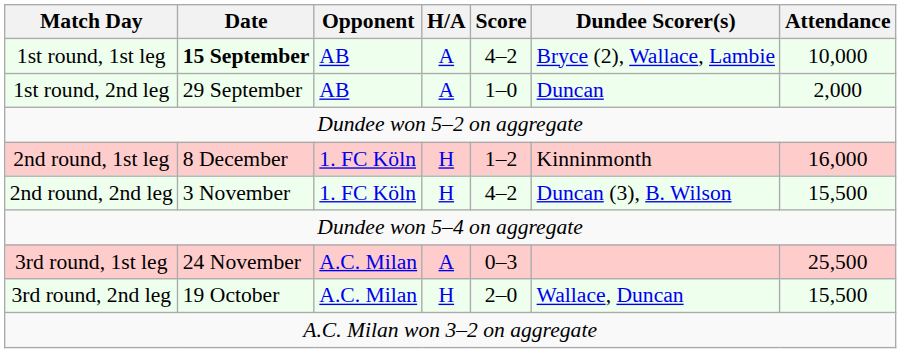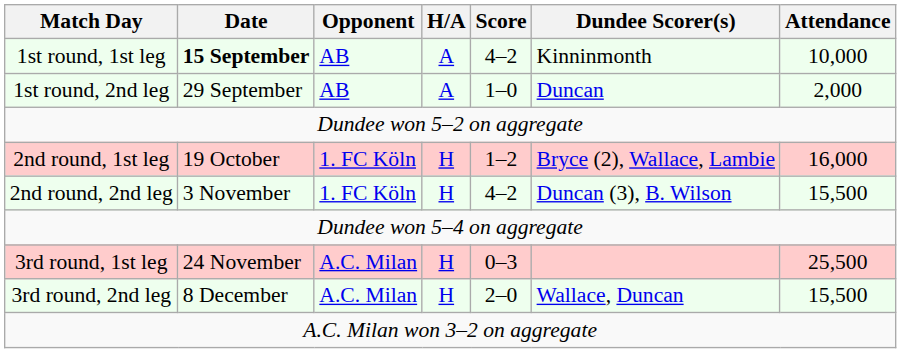(656, 55) Bryce (2), Wallace, Lambie -> (594, 55) Kinninmonth
(235, 158) 8 December -> (231, 158) 19 October
(594, 158) Kinninmonth -> (656, 158) Bryce (2), Wallace, Lambie
(446, 261) A -> (446, 261) H
(231, 295) 19 October -> (235, 295) 8 December
